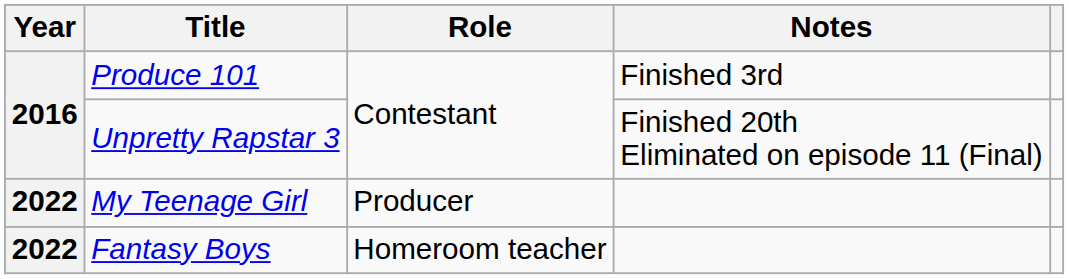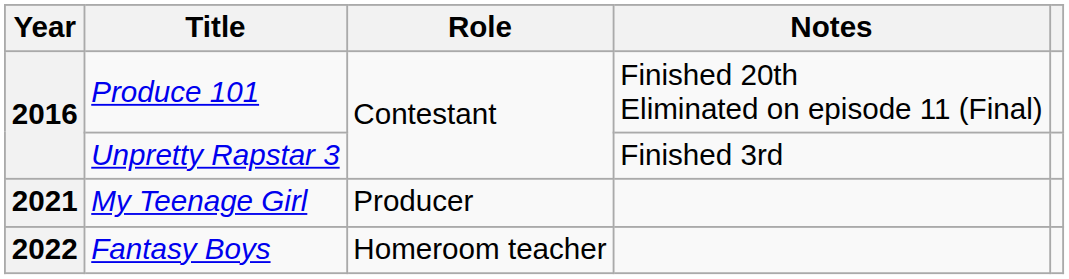(702, 74) Finished 3rd -> (831, 91) Finished 20th Eliminated on episode 11 (Final)
(831, 138) Finished 20th Eliminated on episode 11 (Final) -> (702, 155) Finished 3rd
(45, 202) 2022 -> (45, 202) 2021
